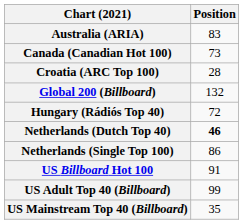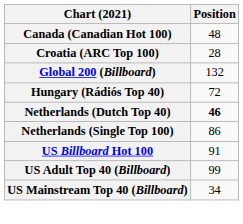- row: (97, 33)
(215, 53) 73 -> (215, 33) 48
(215, 209) 35 -> (215, 190) 34
